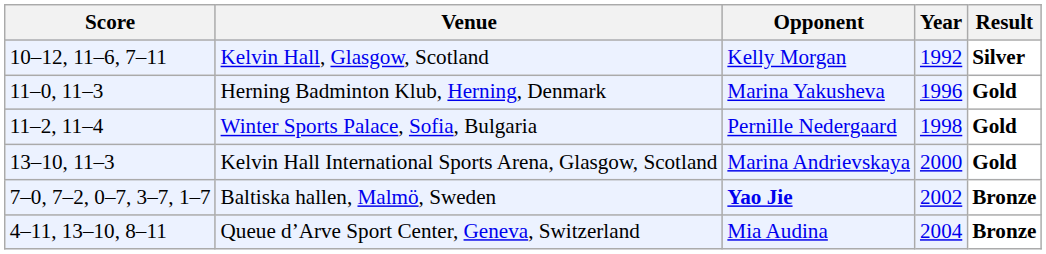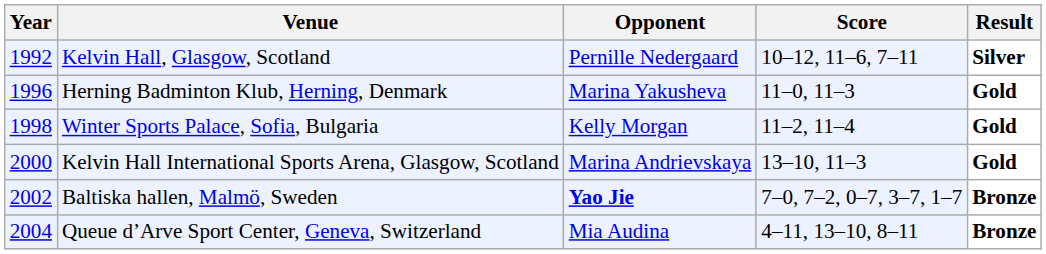columns swapped: (941, 22) <-> (110, 22)
(787, 57) Kelly Morgan -> (653, 57) Pernille Nedergaard
(812, 127) Pernille Nedergaard -> (628, 127) Kelly Morgan
